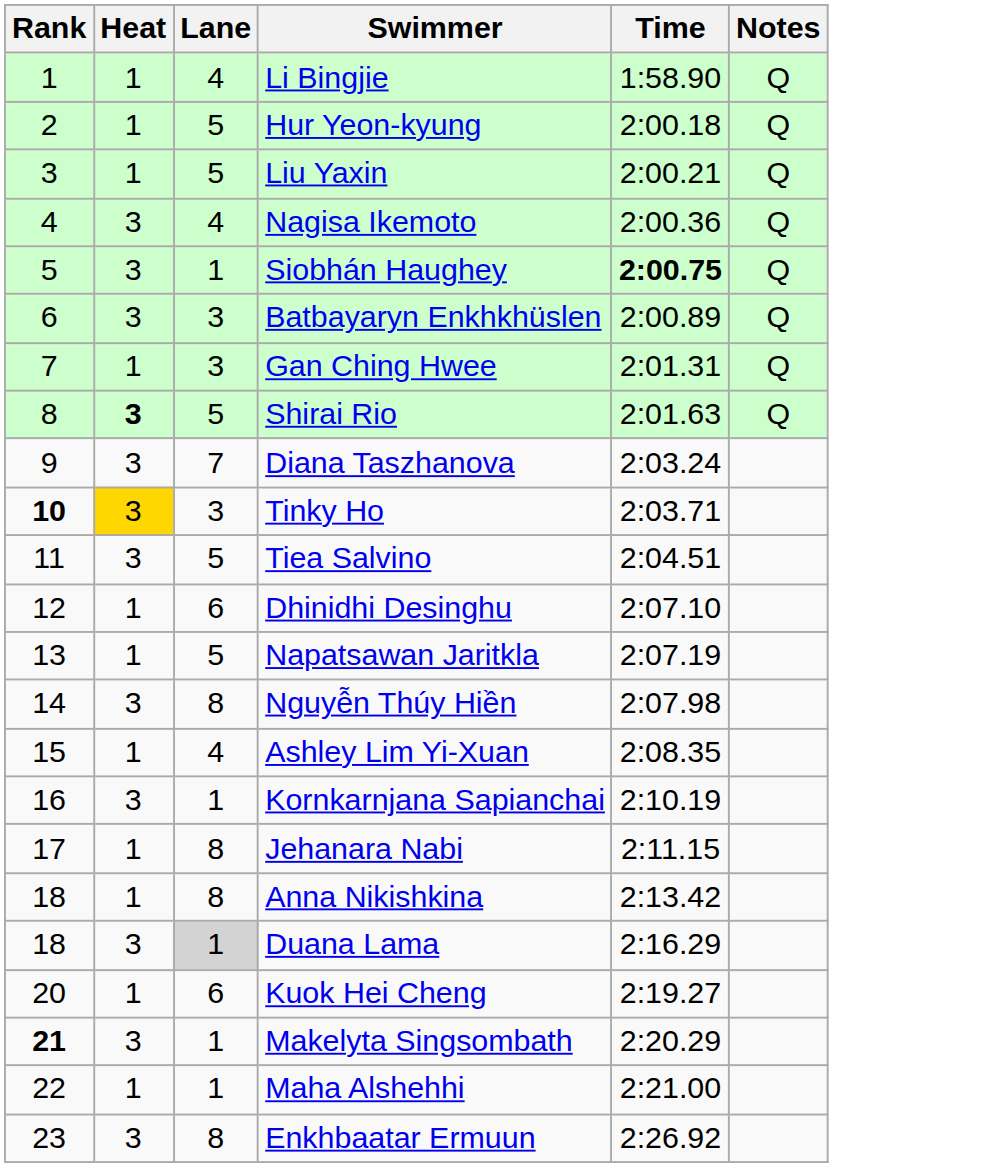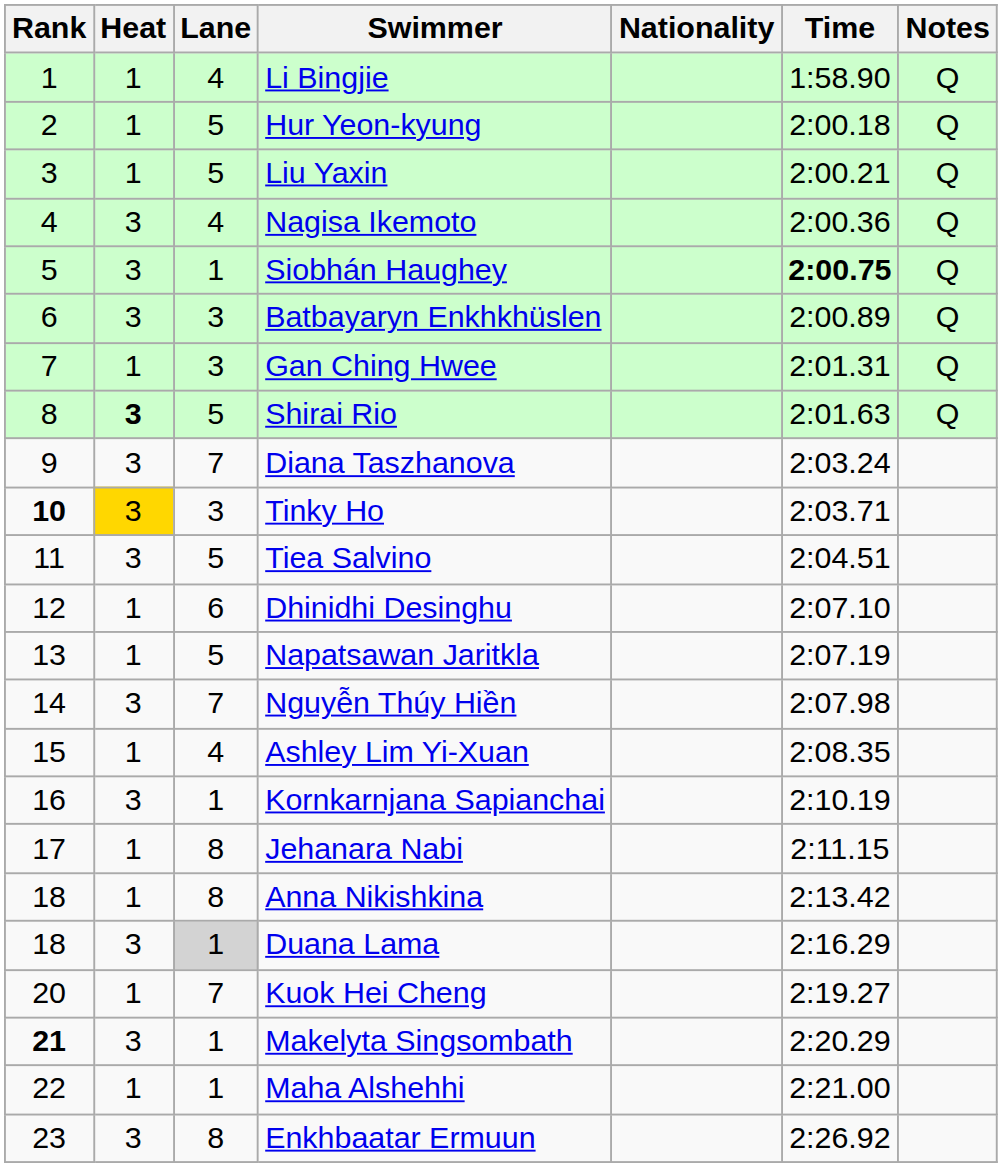+ column: (697, 28)
(216, 703) 8 -> (216, 703) 7
(216, 992) 6 -> (216, 992) 7
